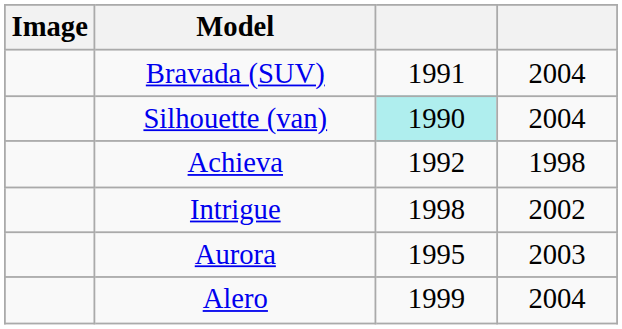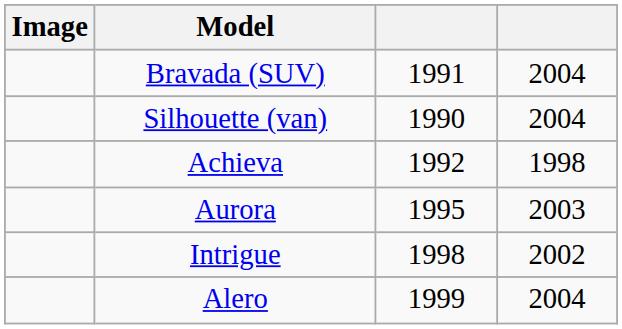(436, 118) paleturquoise background -> (436, 118) no background
rows swapped: (235, 254) <-> (235, 208)
